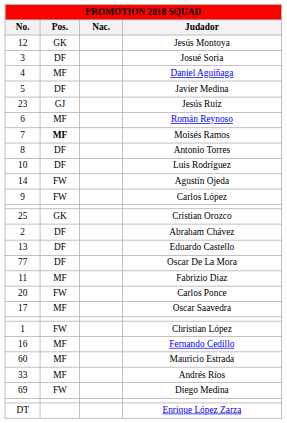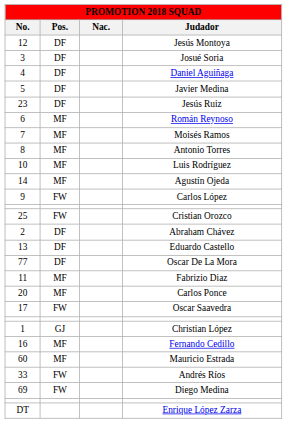(60, 42) GK -> (60, 42) DF
(60, 73) MF -> (60, 73) DF
(60, 104) GJ -> (60, 104) DF
(60, 135) bold -> (60, 135) normal
(60, 150) DF -> (60, 150) MF
(60, 165) DF -> (60, 165) MF
(60, 181) FW -> (60, 181) MF
(60, 216) GK -> (60, 216) FW
(60, 293) FW -> (60, 293) MF
(60, 309) MF -> (60, 309) FW
(60, 328) FW -> (60, 328) GJ
(60, 375) MF -> (60, 375) FW
